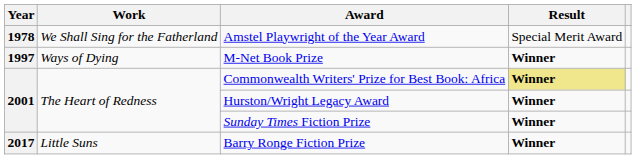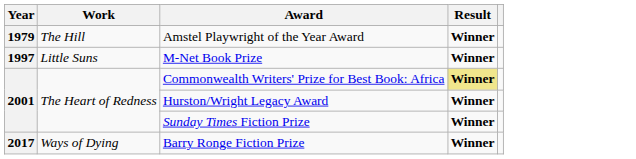- row: (21, 36)
+ row: (21, 36)
(80, 57) Ways of Dying -> (69, 57) Little Suns
(69, 143) Little Suns -> (80, 143) Ways of Dying
